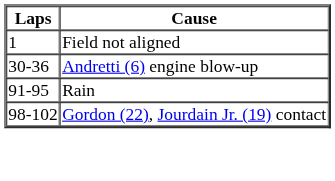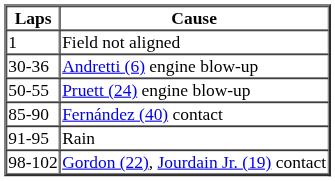+ row: (156, 90)
+ row: (143, 114)
